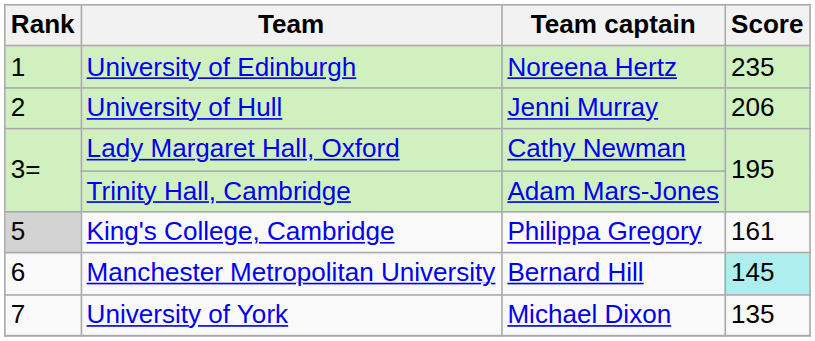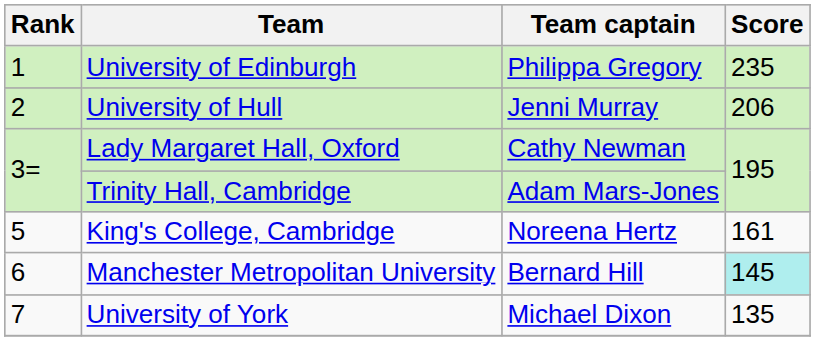(592, 66) Noreena Hertz -> (605, 66) Philippa Gregory
(18, 231) lightgrey background -> (18, 231) no background
(605, 231) Philippa Gregory -> (592, 231) Noreena Hertz
